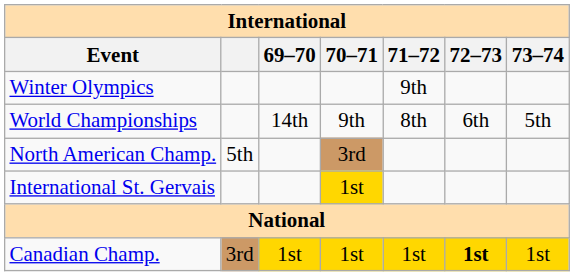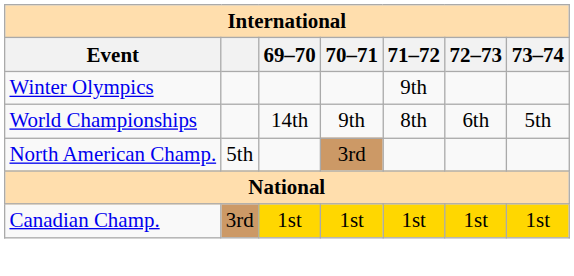- row: (112, 187)
(476, 253) bold -> (476, 220) normal
